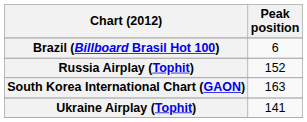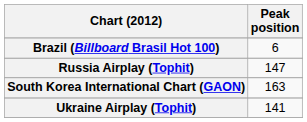(275, 68) 152 -> (275, 68) 147
